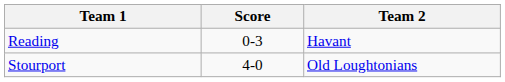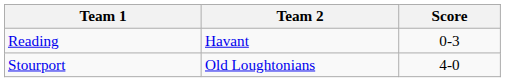columns swapped: (402, 16) <-> (252, 16)
